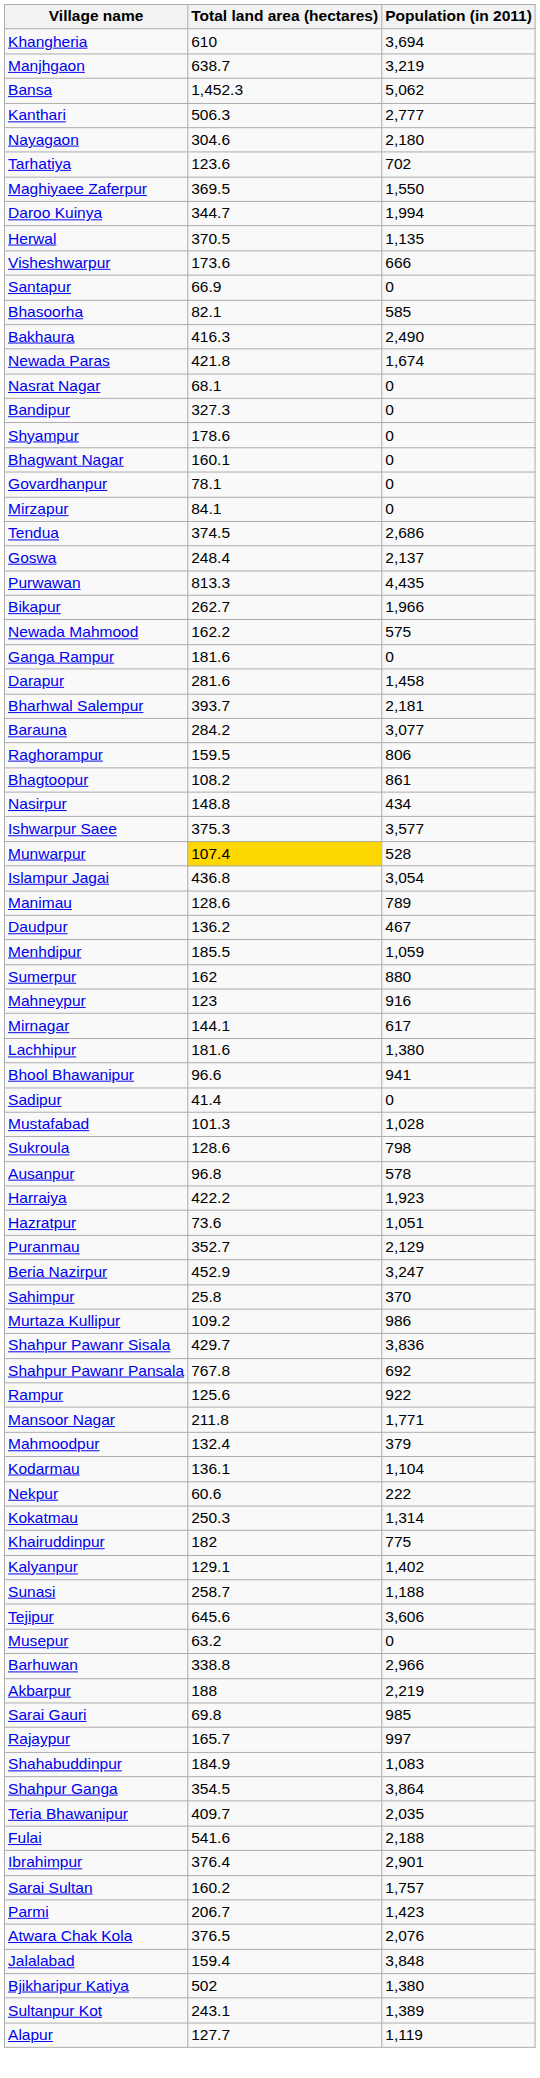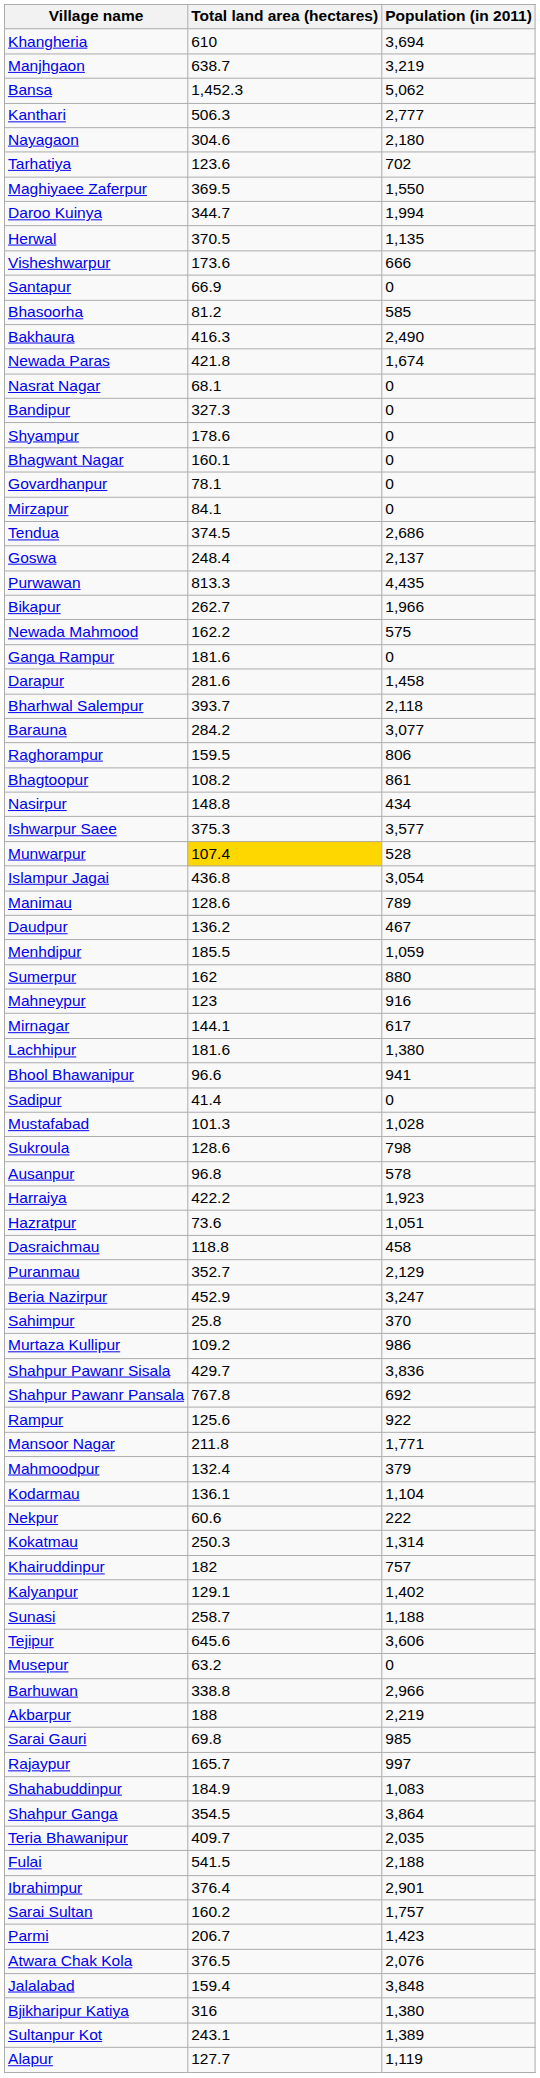(206, 312) 82.1 -> (206, 312) 81.2
(405, 705) 2,181 -> (404, 705) 2,118
+ row: (54, 1247)
(398, 1542) 775 -> (398, 1567) 757
(211, 1838) 541.6 -> (211, 1862) 541.5
(204, 1985) 502 -> (204, 2010) 316
